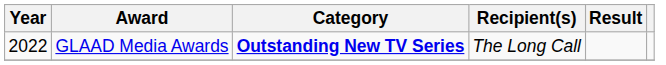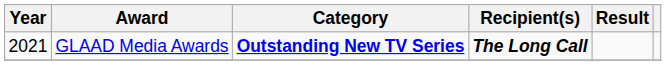(28, 45) 2022 -> (28, 45) 2021
(527, 45) normal -> (530, 45) bold
